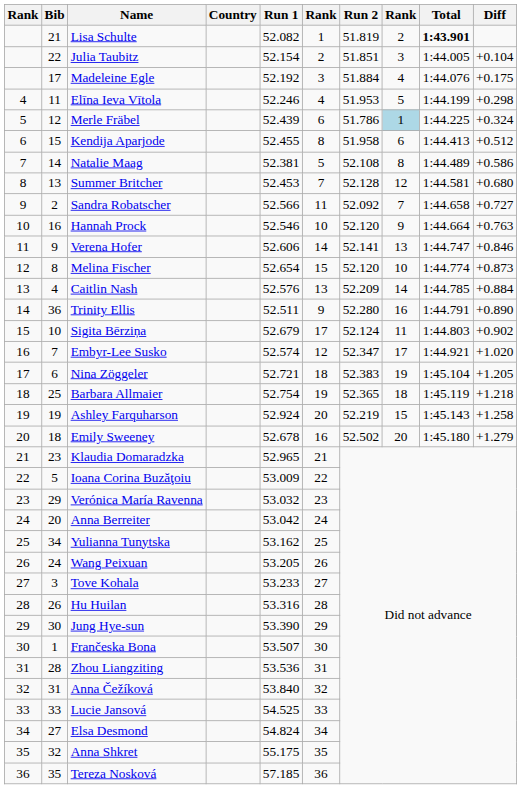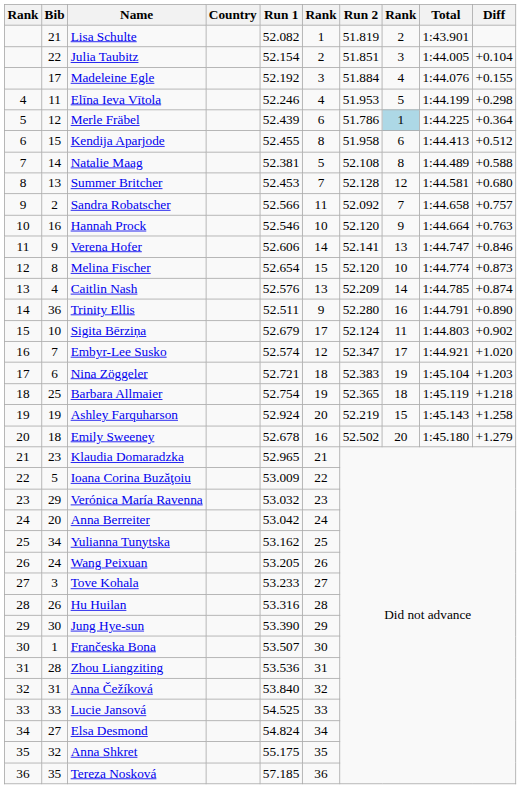(446, 36) bold -> (446, 36) normal
(495, 78) +0.175 -> (494, 78) +0.155
(495, 120) +0.324 -> (494, 120) +0.364
(495, 162) +0.586 -> (494, 162) +0.588
(495, 204) +0.727 -> (494, 204) +0.757
(495, 288) +0.884 -> (494, 288) +0.874
(495, 373) +1.205 -> (494, 373) +1.203
